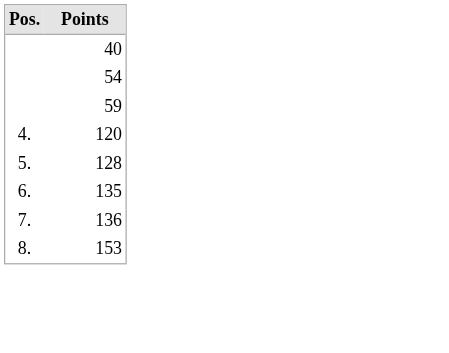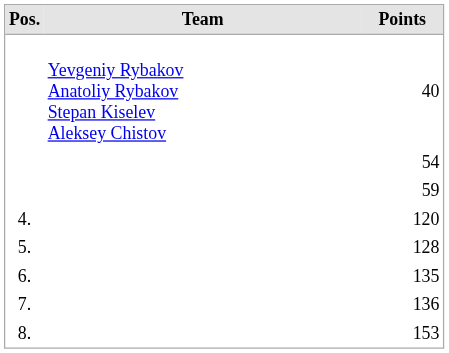+ column: (203, 19)
